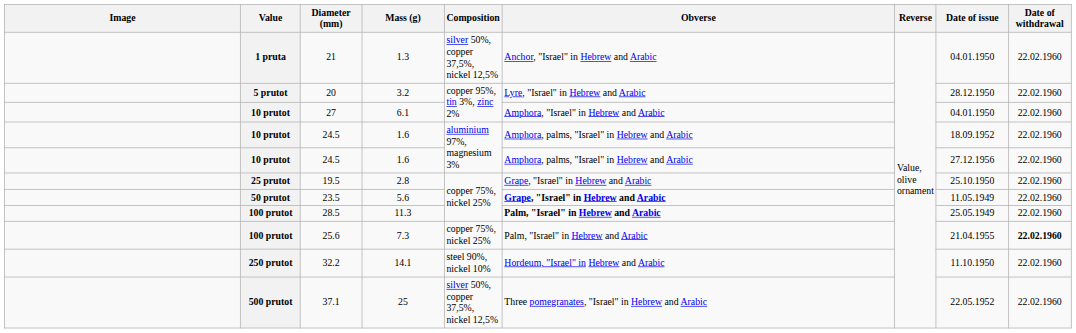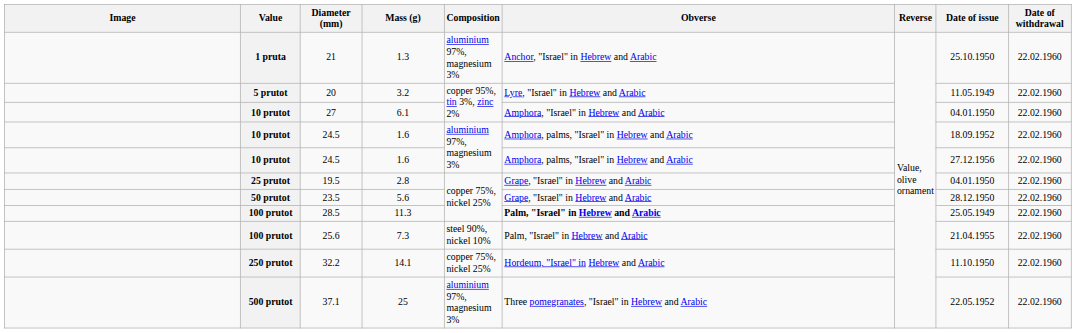(472, 58) silver 50%, copper 37,5%, nickel 12,5% -> (469, 58) aluminium 97%, magnesium 3%
(972, 58) 04.01.1950 -> (972, 58) 25.10.1950
(972, 93) 28.12.1950 -> (972, 93) 11.05.1949
(972, 181) 25.10.1950 -> (972, 181) 04.01.1950
(585, 197) bold -> (578, 197) normal
(972, 197) 11.05.1949 -> (972, 197) 28.12.1950
(471, 235) copper 75%, nickel 25% -> (469, 235) steel 90%, nickel 10%
(1040, 235) bold -> (1040, 235) normal
(469, 263) steel 90%, nickel 10% -> (471, 263) copper 75%, nickel 25%
(472, 302) silver 50%, copper 37,5%, nickel 12,5% -> (469, 302) aluminium 97%, magnesium 3%
